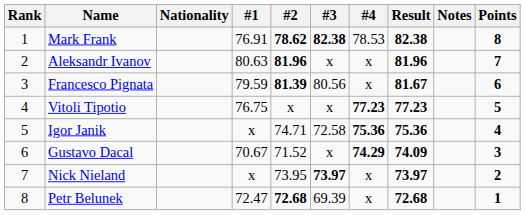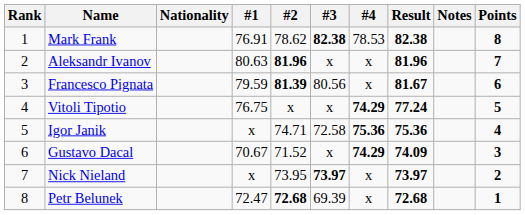(291, 38) bold -> (291, 38) normal
(369, 107) 77.23 -> (369, 107) 74.29
(411, 107) 77.23 -> (411, 107) 77.24
